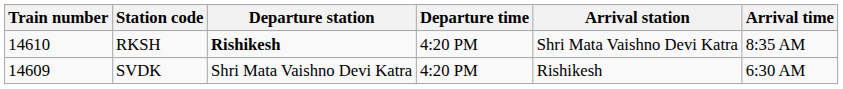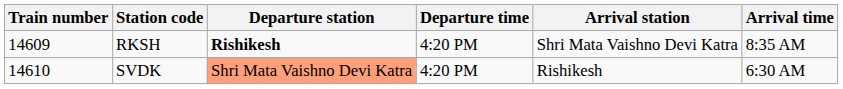(29, 44) 14610 -> (29, 44) 14609
(29, 70) 14609 -> (29, 70) 14610
(312, 70) no background -> (312, 70) lightsalmon background
